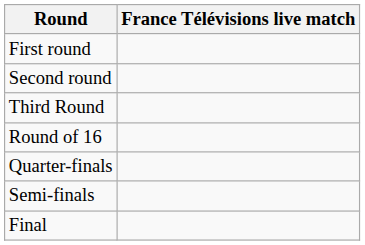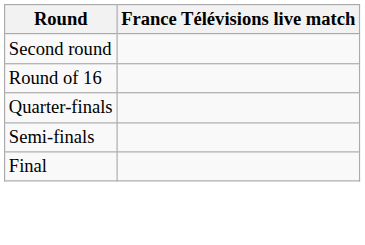- row: (50, 48)
- row: (57, 107)
